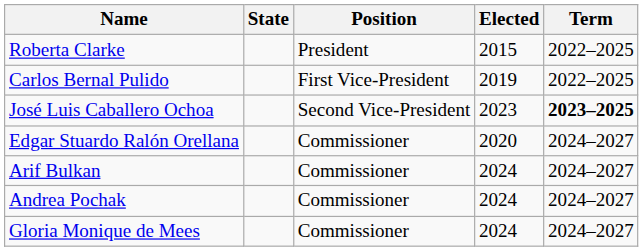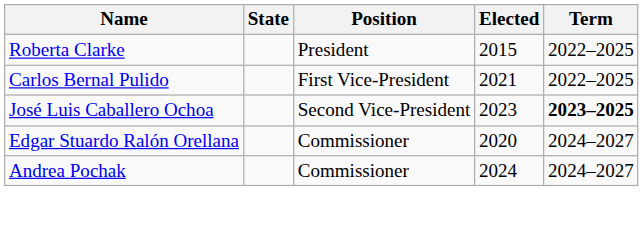(498, 79) 2019 -> (498, 79) 2021
- row: (55, 170)
- row: (104, 230)
